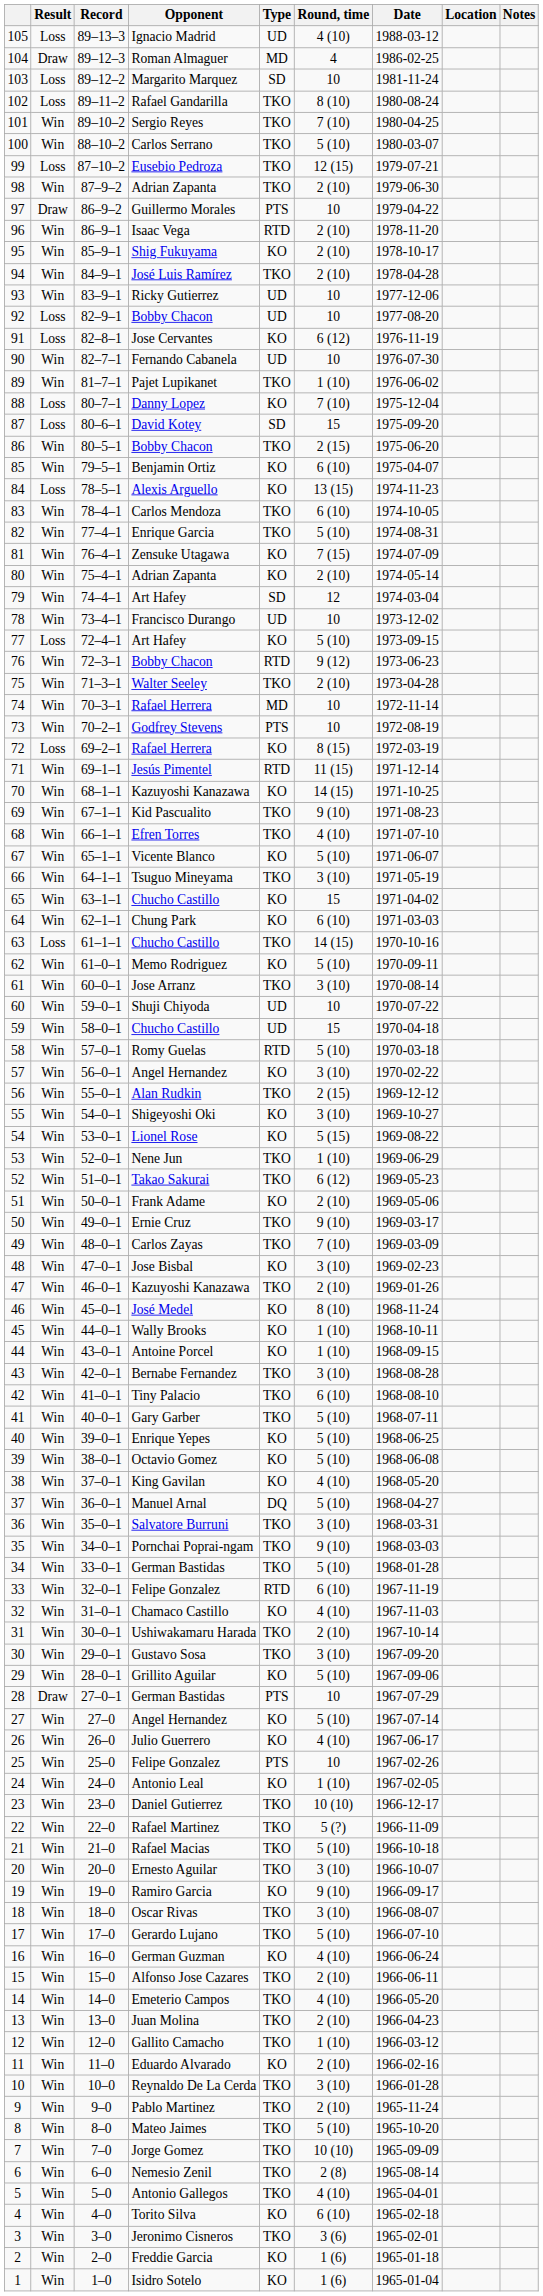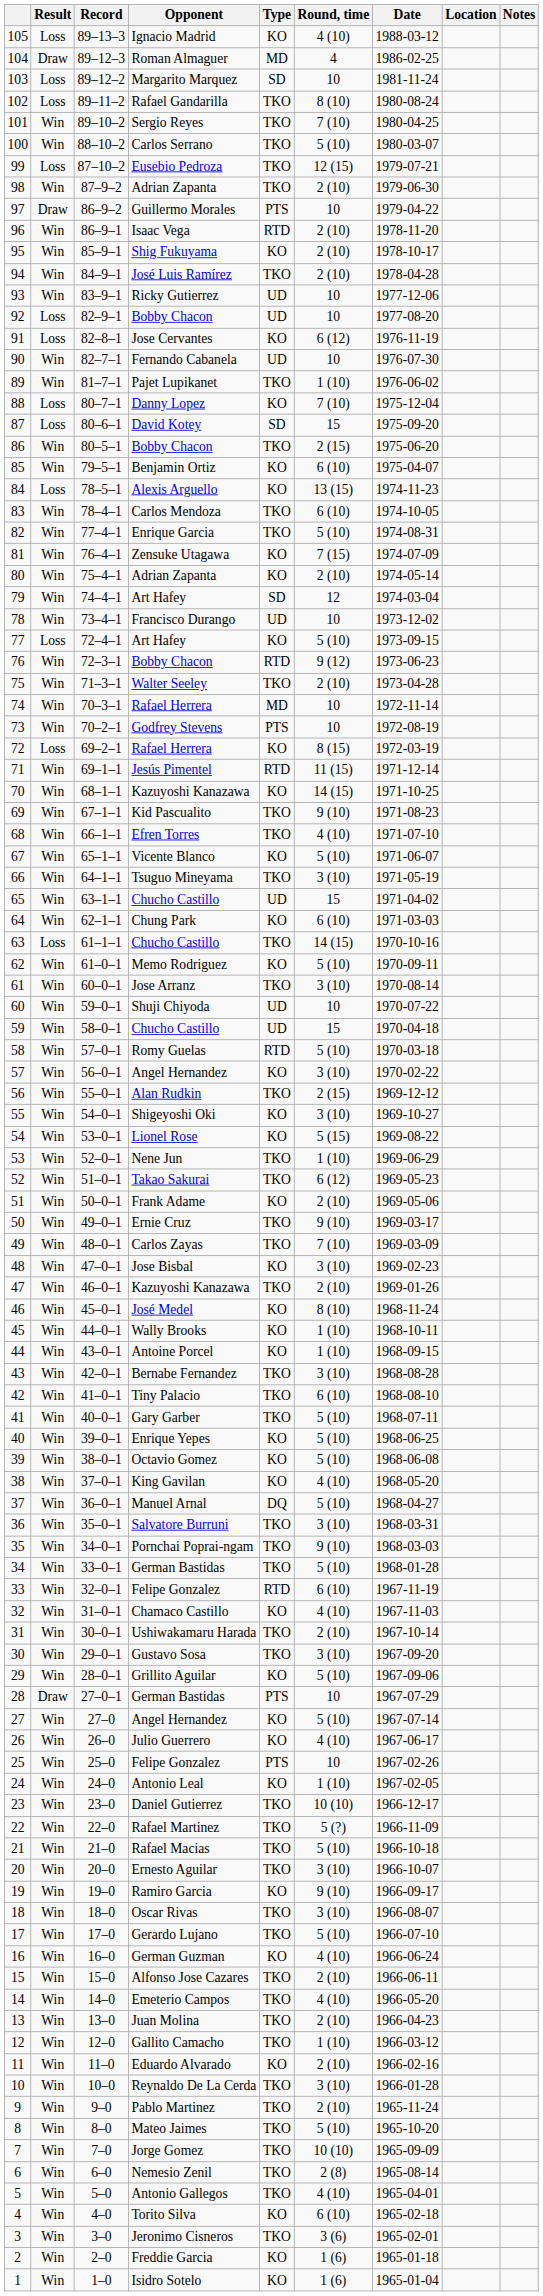(277, 36) UD -> (277, 36) KO
(277, 899) KO -> (277, 899) UD
